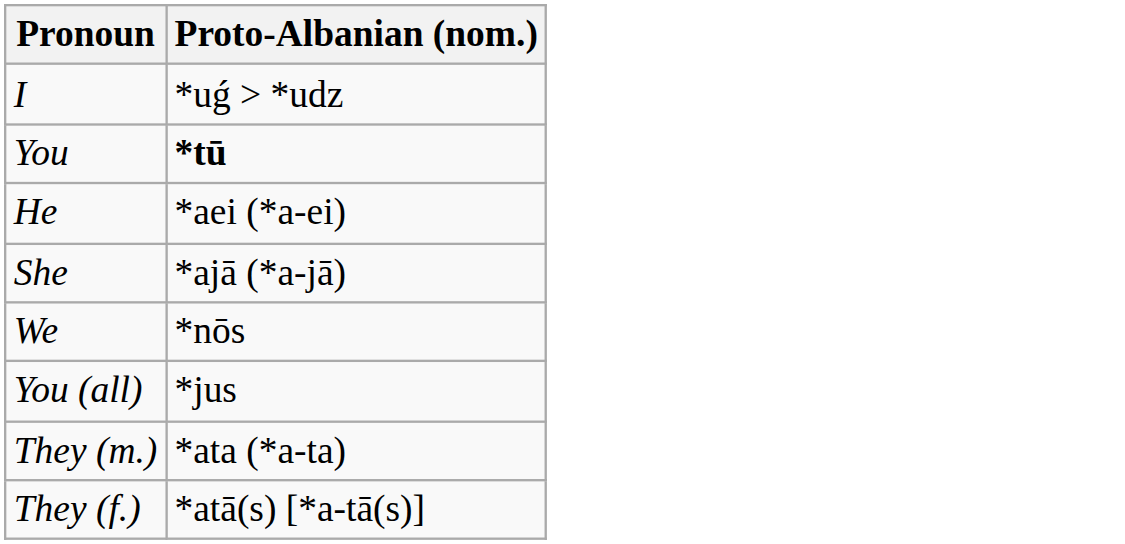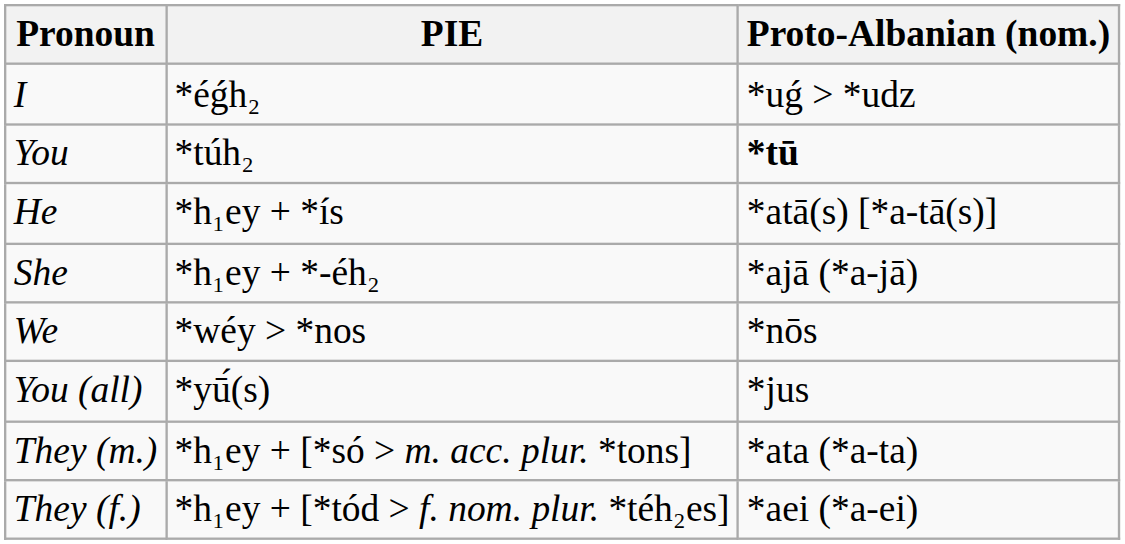+ column: (452, 34)
(260, 212) *aei (*a-ei) -> (872, 212) *atā(s) [*a-tā(s)]
(300, 509) *atā(s) [*a-tā(s)] -> (833, 509) *aei (*a-ei)
